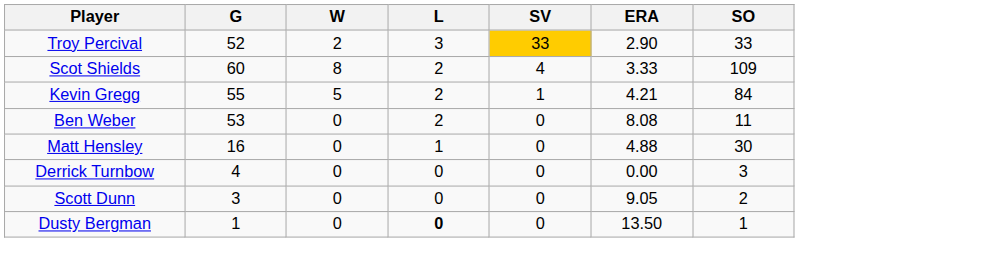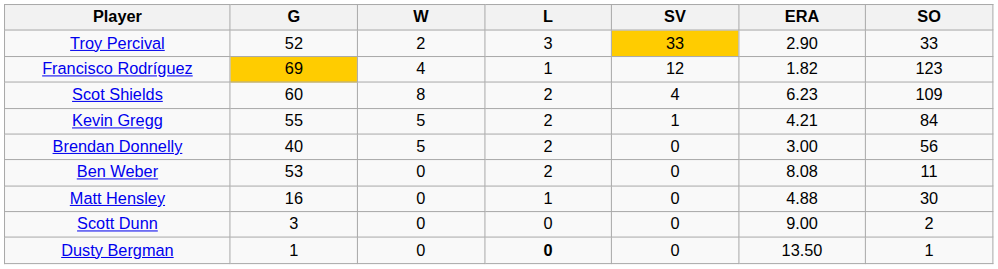+ row: (117, 69)
(642, 69) 3.33 -> (802, 95) 6.23
+ row: (117, 146)
- row: (95, 172)
(642, 198) 9.05 -> (802, 224) 9.00
